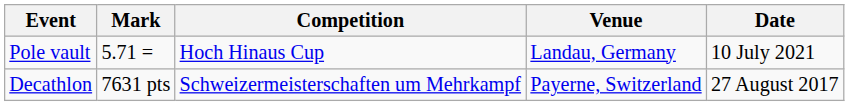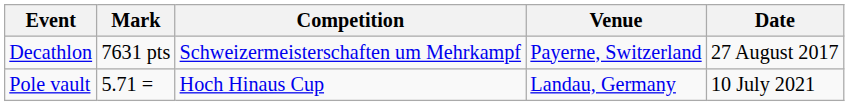rows swapped: (50, 52) <-> (51, 84)
